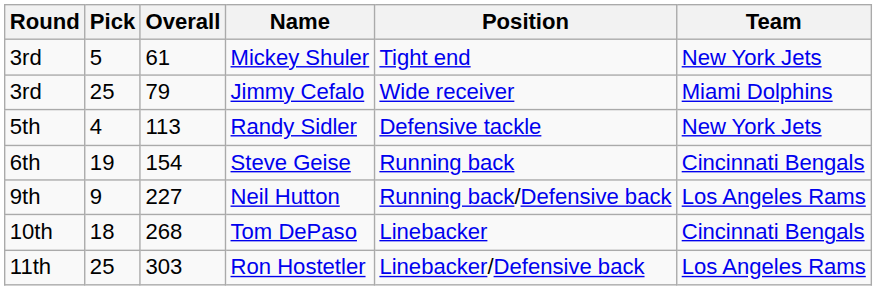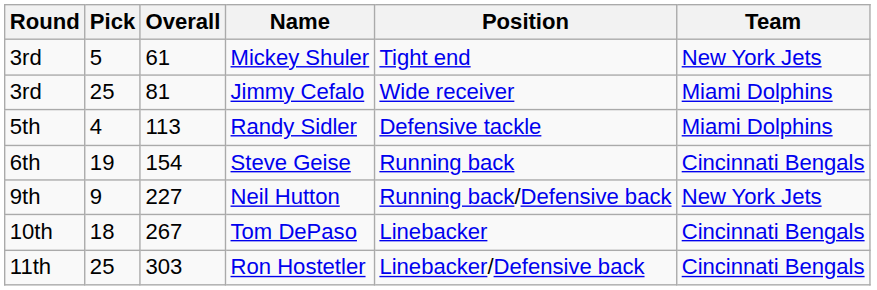(158, 92) 79 -> (158, 92) 81
(752, 127) New York Jets -> (757, 127) Miami Dolphins
(774, 197) Los Angeles Rams -> (752, 197) New York Jets
(164, 232) 268 -> (164, 232) 267
(774, 267) Los Angeles Rams -> (773, 267) Cincinnati Bengals
